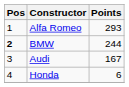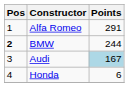(113, 27) 293 -> (113, 27) 291
(113, 59) no background -> (113, 59) lightblue background
